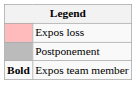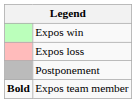+ row: (59, 33)
